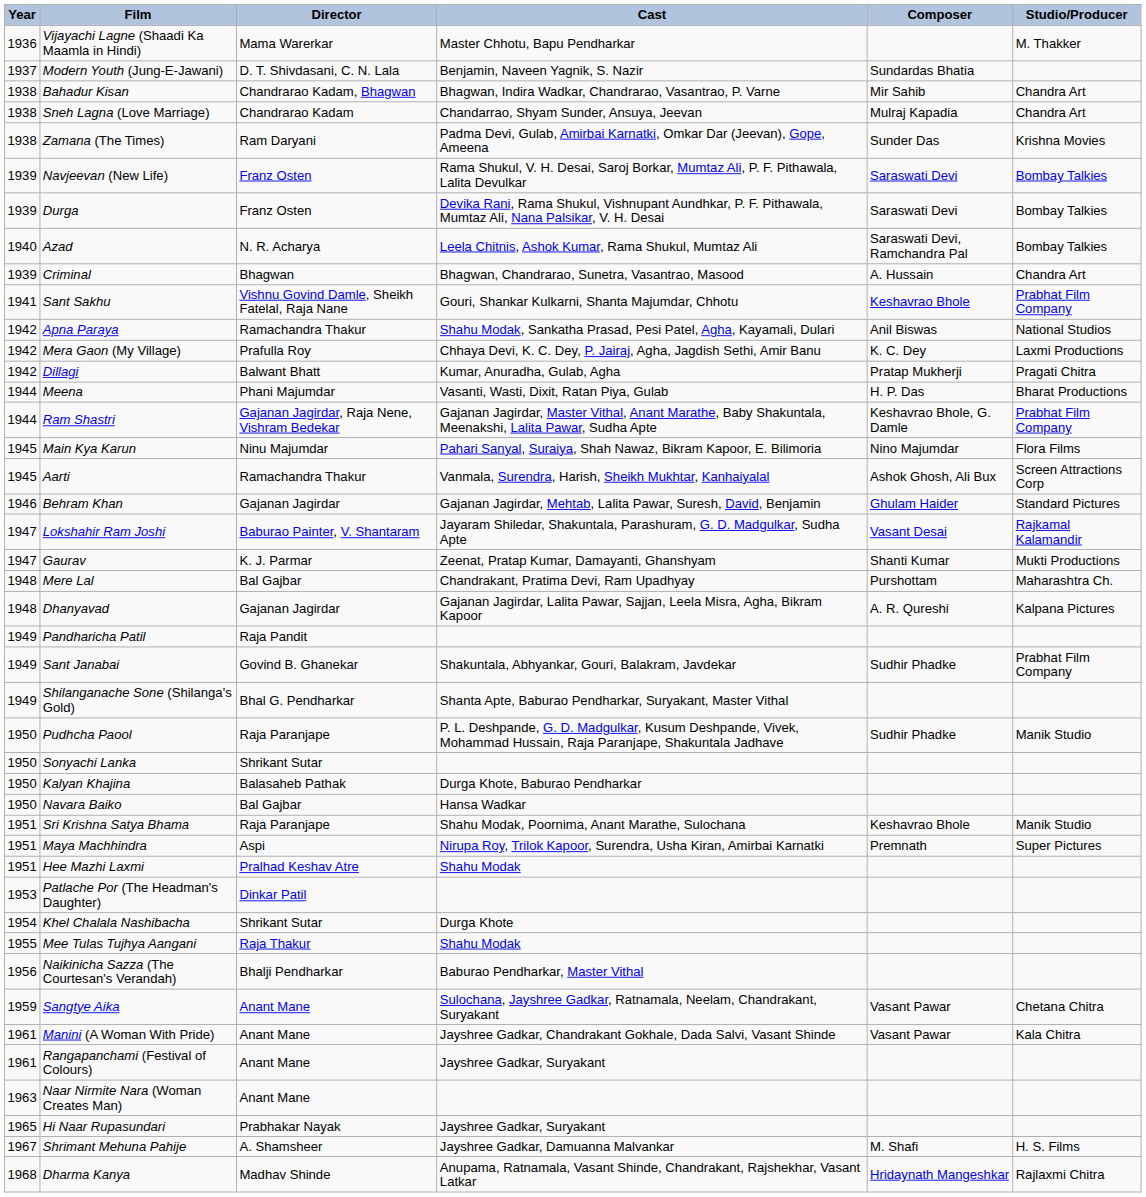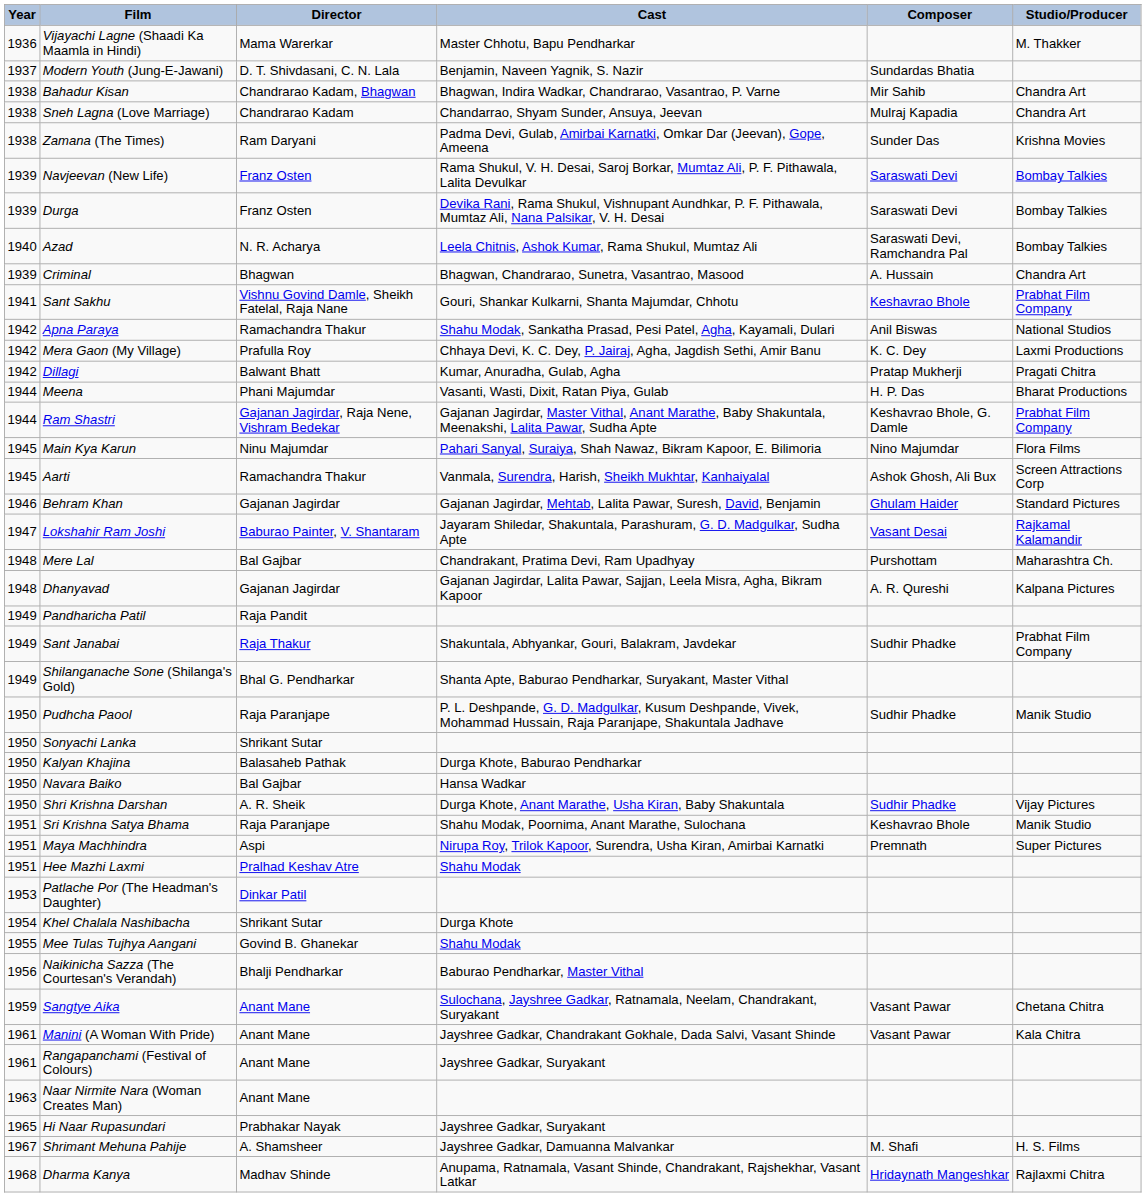- row: (64, 560)
(299, 665) Govind B. Ghanekar -> (275, 644) Raja Thakur
+ row: (105, 805)
(275, 944) Raja Thakur -> (299, 944) Govind B. Ghanekar
